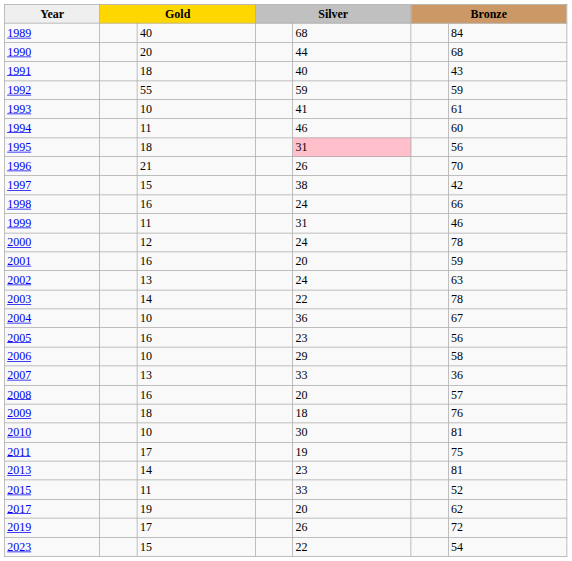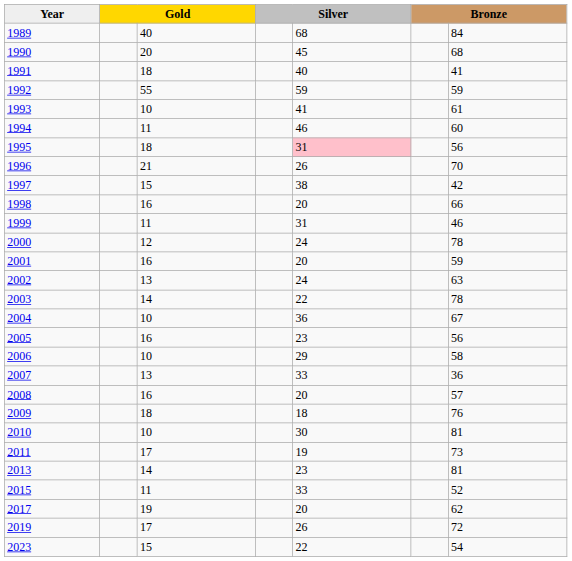(302, 52) 44 -> (302, 52) 45
(457, 71) 43 -> (457, 71) 41
(302, 204) 24 -> (302, 204) 20
(457, 451) 75 -> (457, 451) 73
